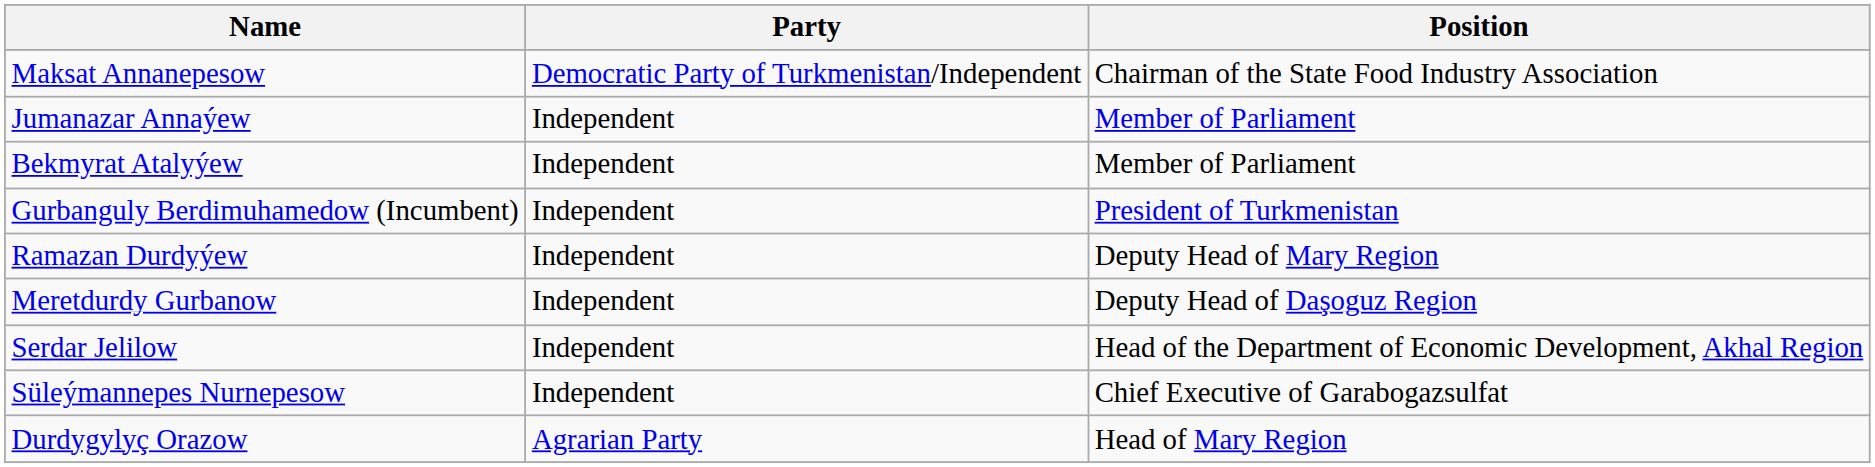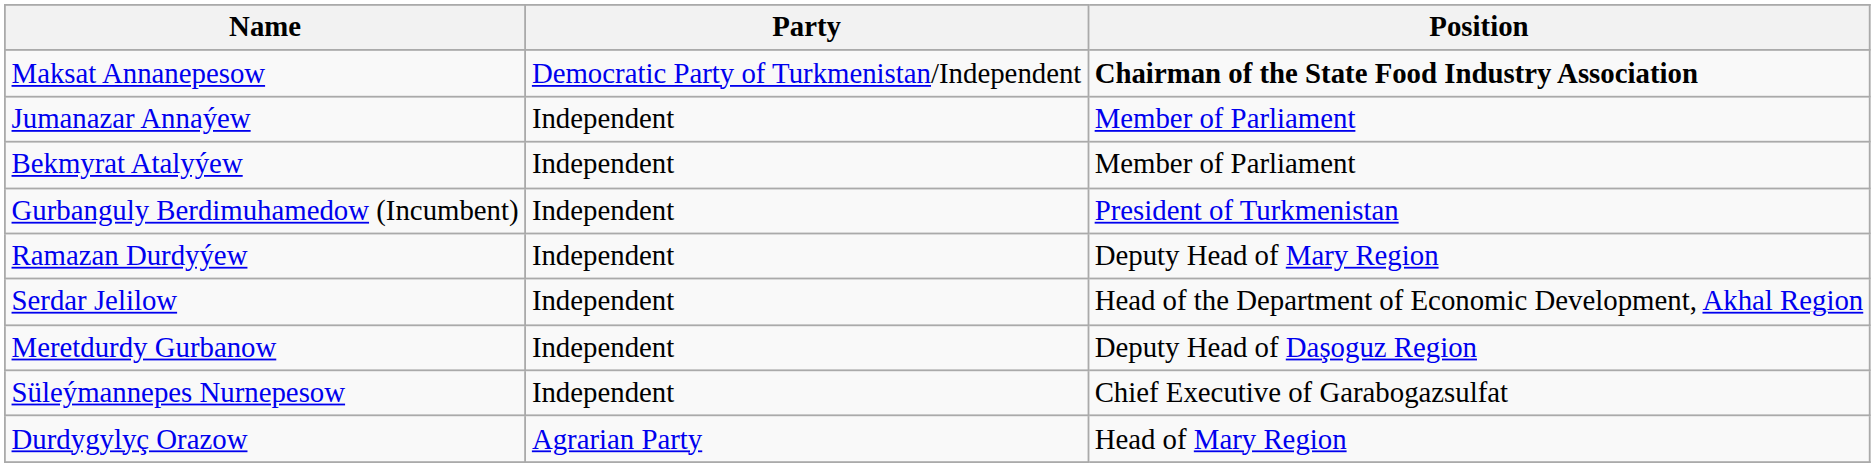(1376, 73) normal -> (1396, 73) bold
rows swapped: (144, 301) <-> (94, 347)
